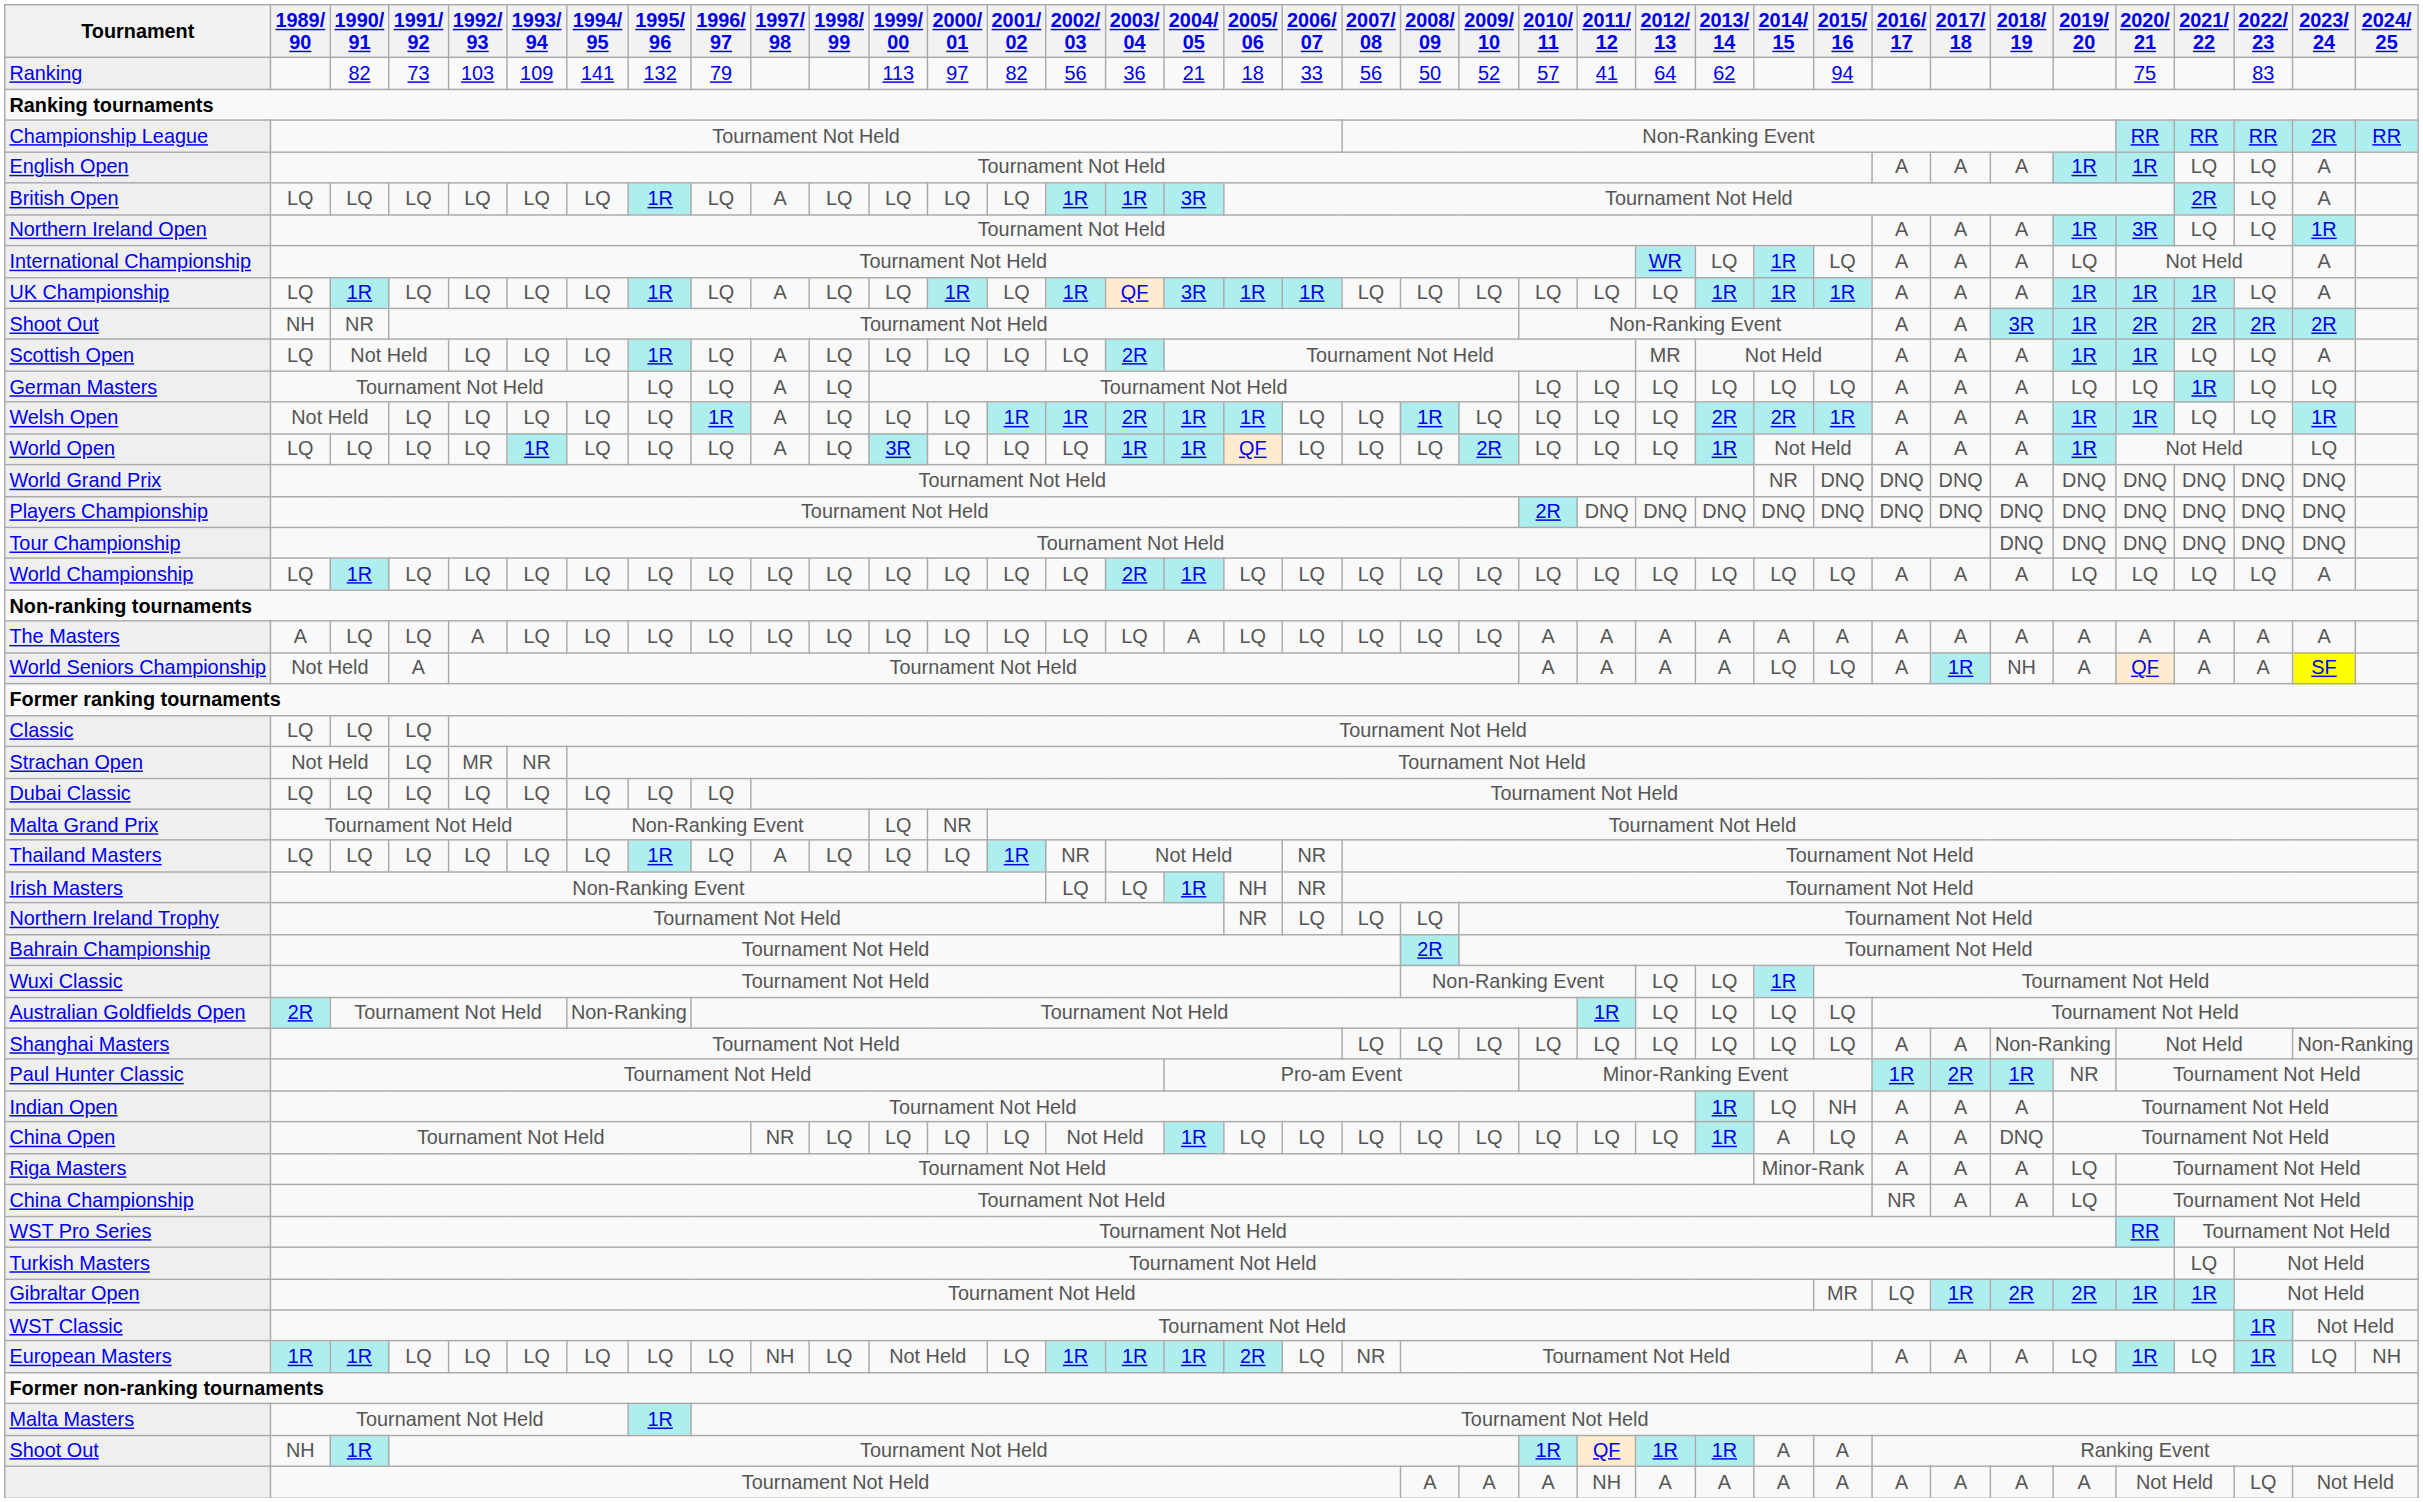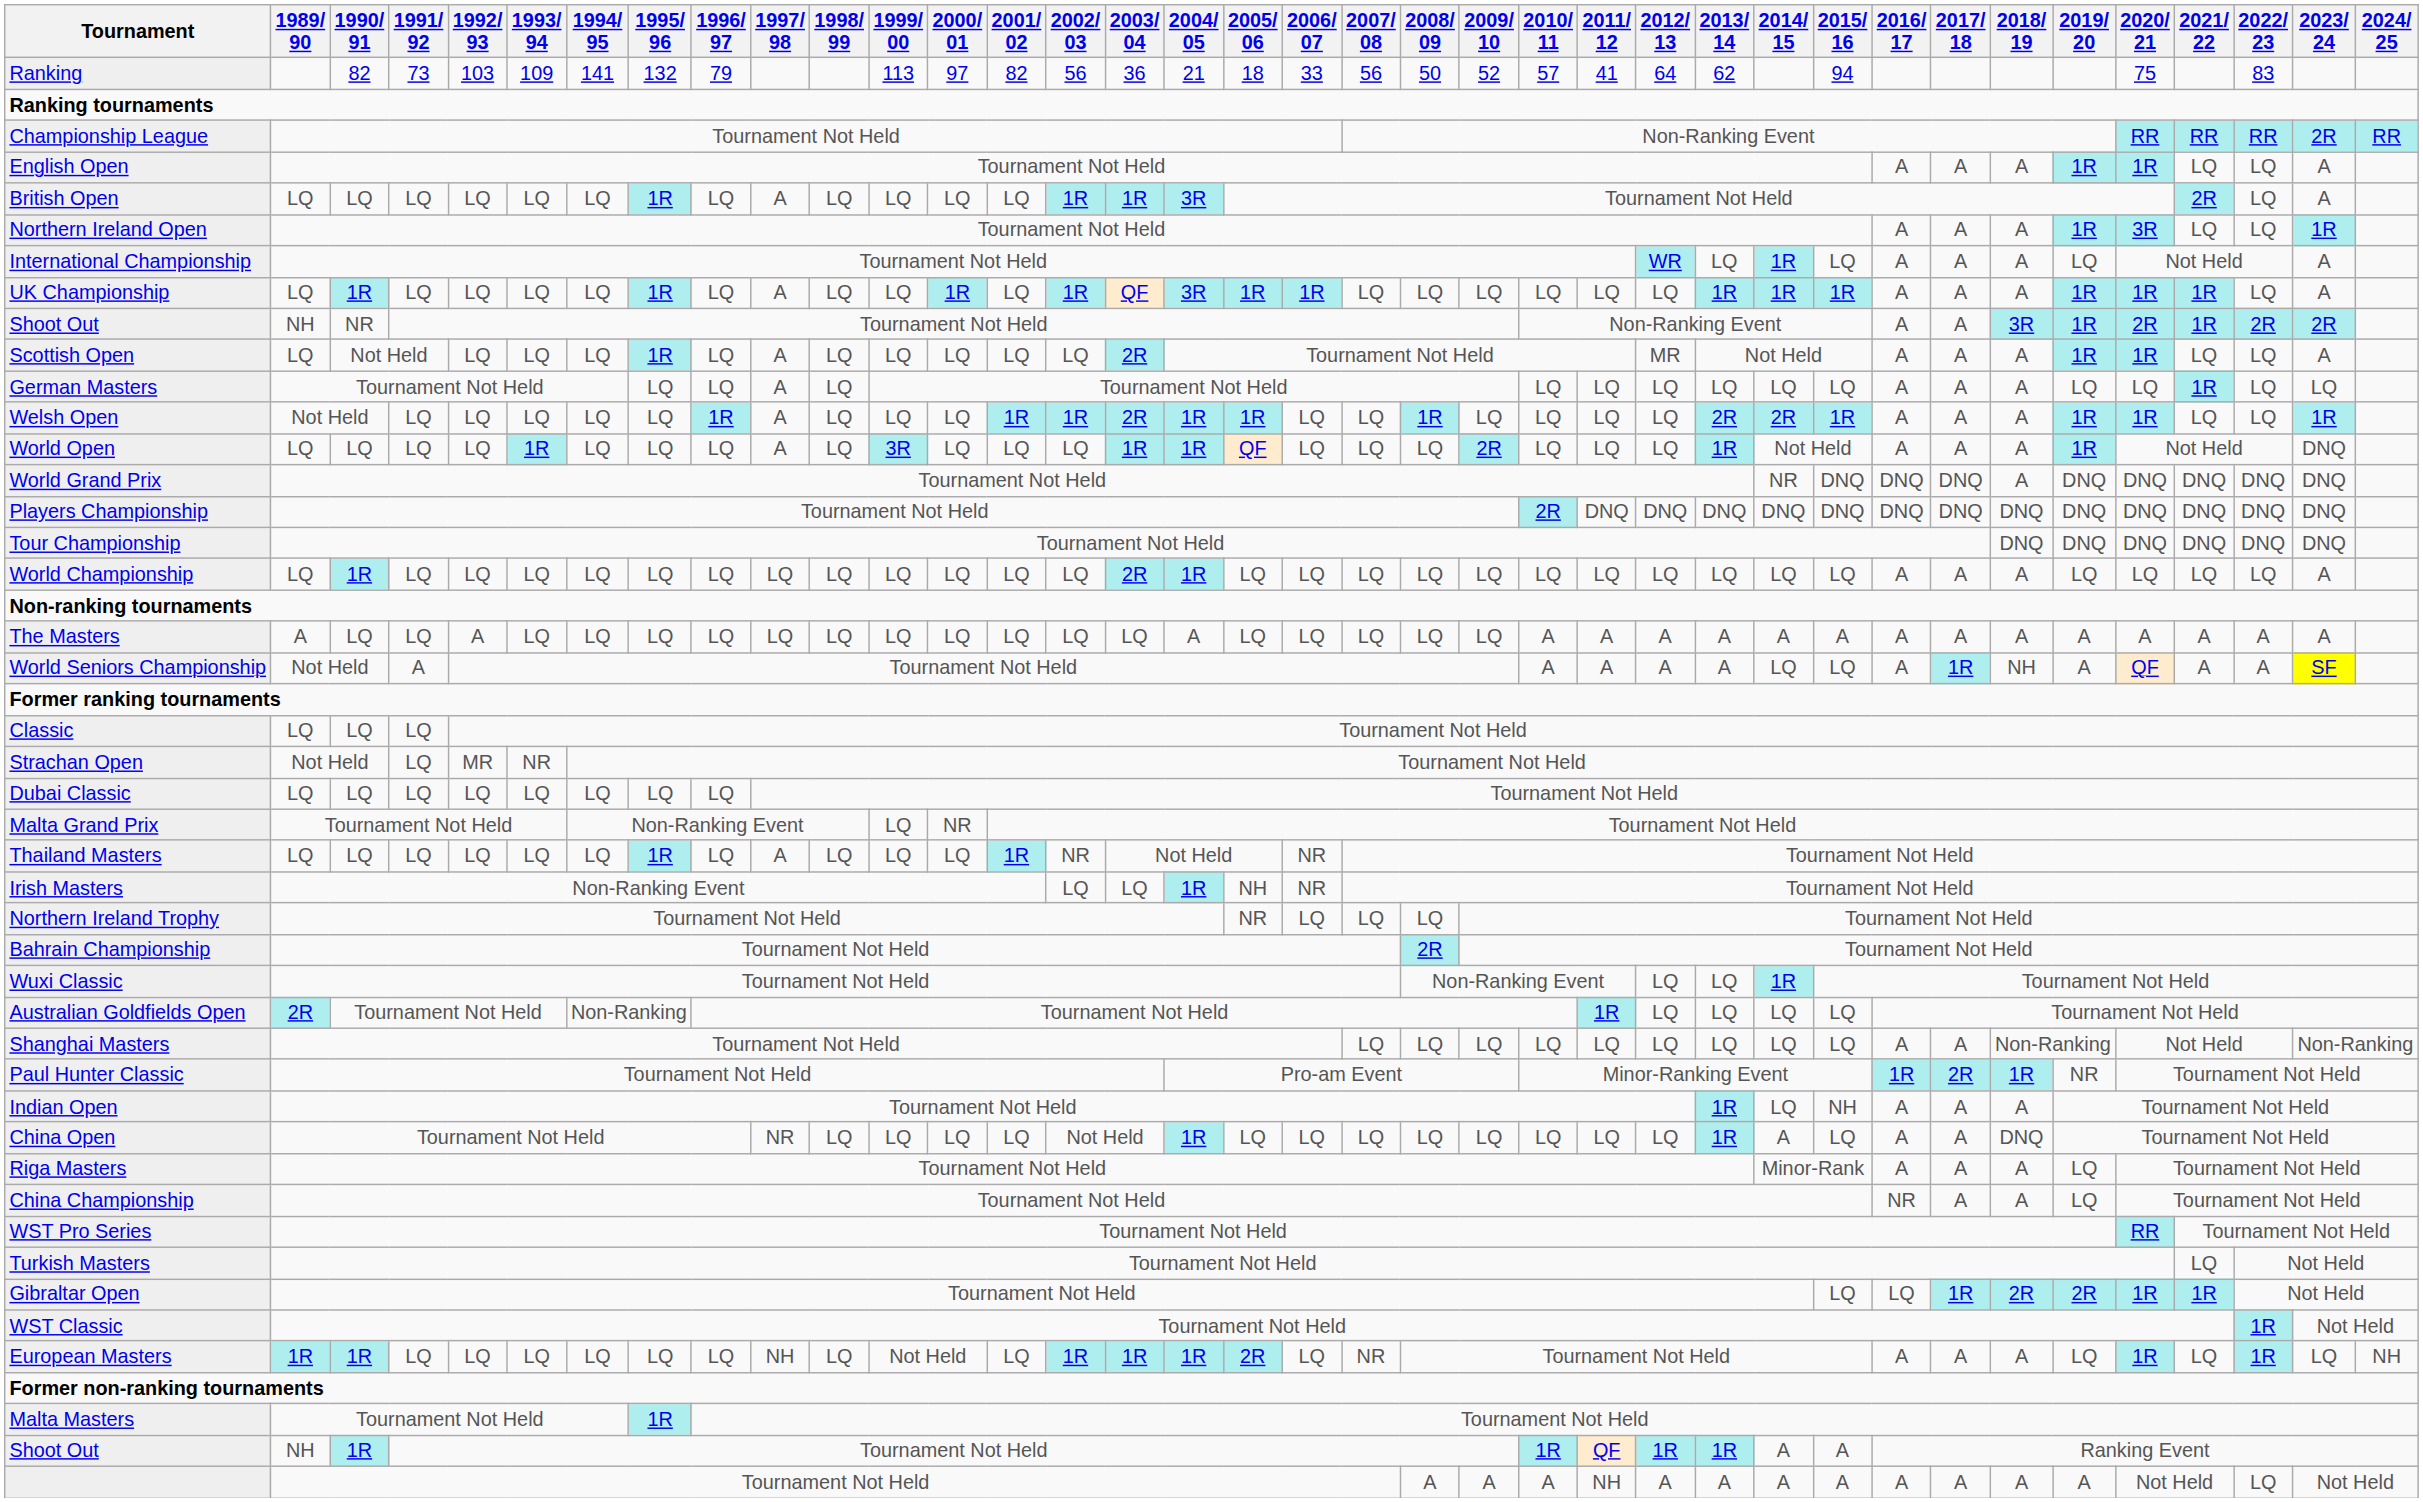(2204, 324) 2R -> (2204, 324) 1R
(2324, 449) LQ -> (2324, 449) DNQ
(1843, 1294) MR -> (1842, 1294) LQ
